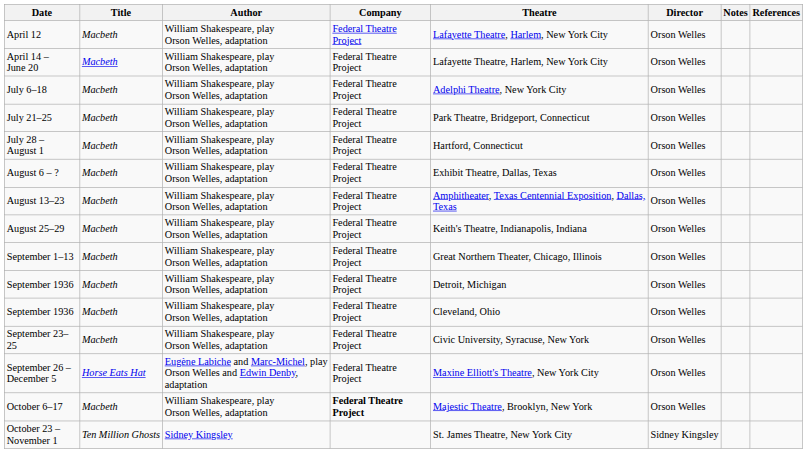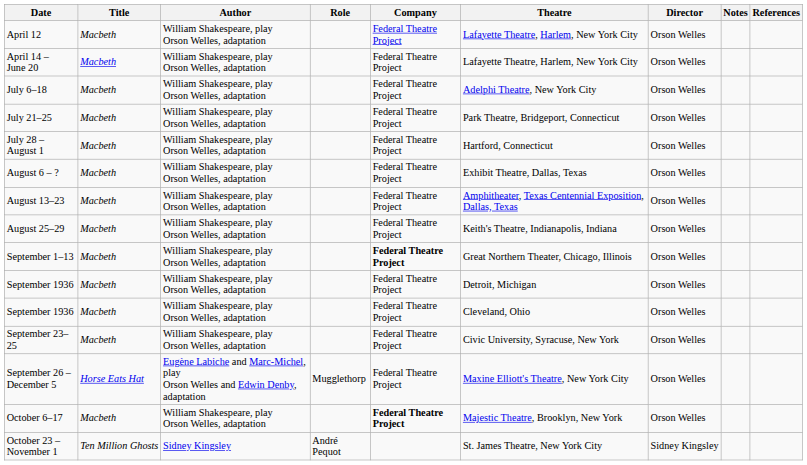+ column: (340, 12)
(365, 256) normal -> (408, 256) bold
